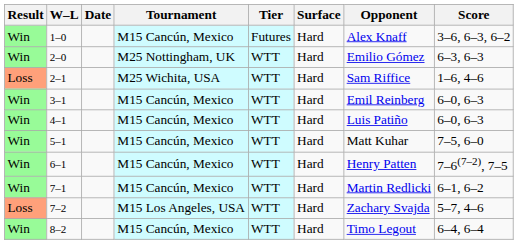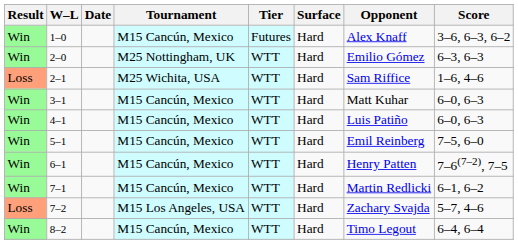(385, 99) Emil Reinberg -> (377, 99) Matt Kuhar
(377, 141) Matt Kuhar -> (385, 141) Emil Reinberg
